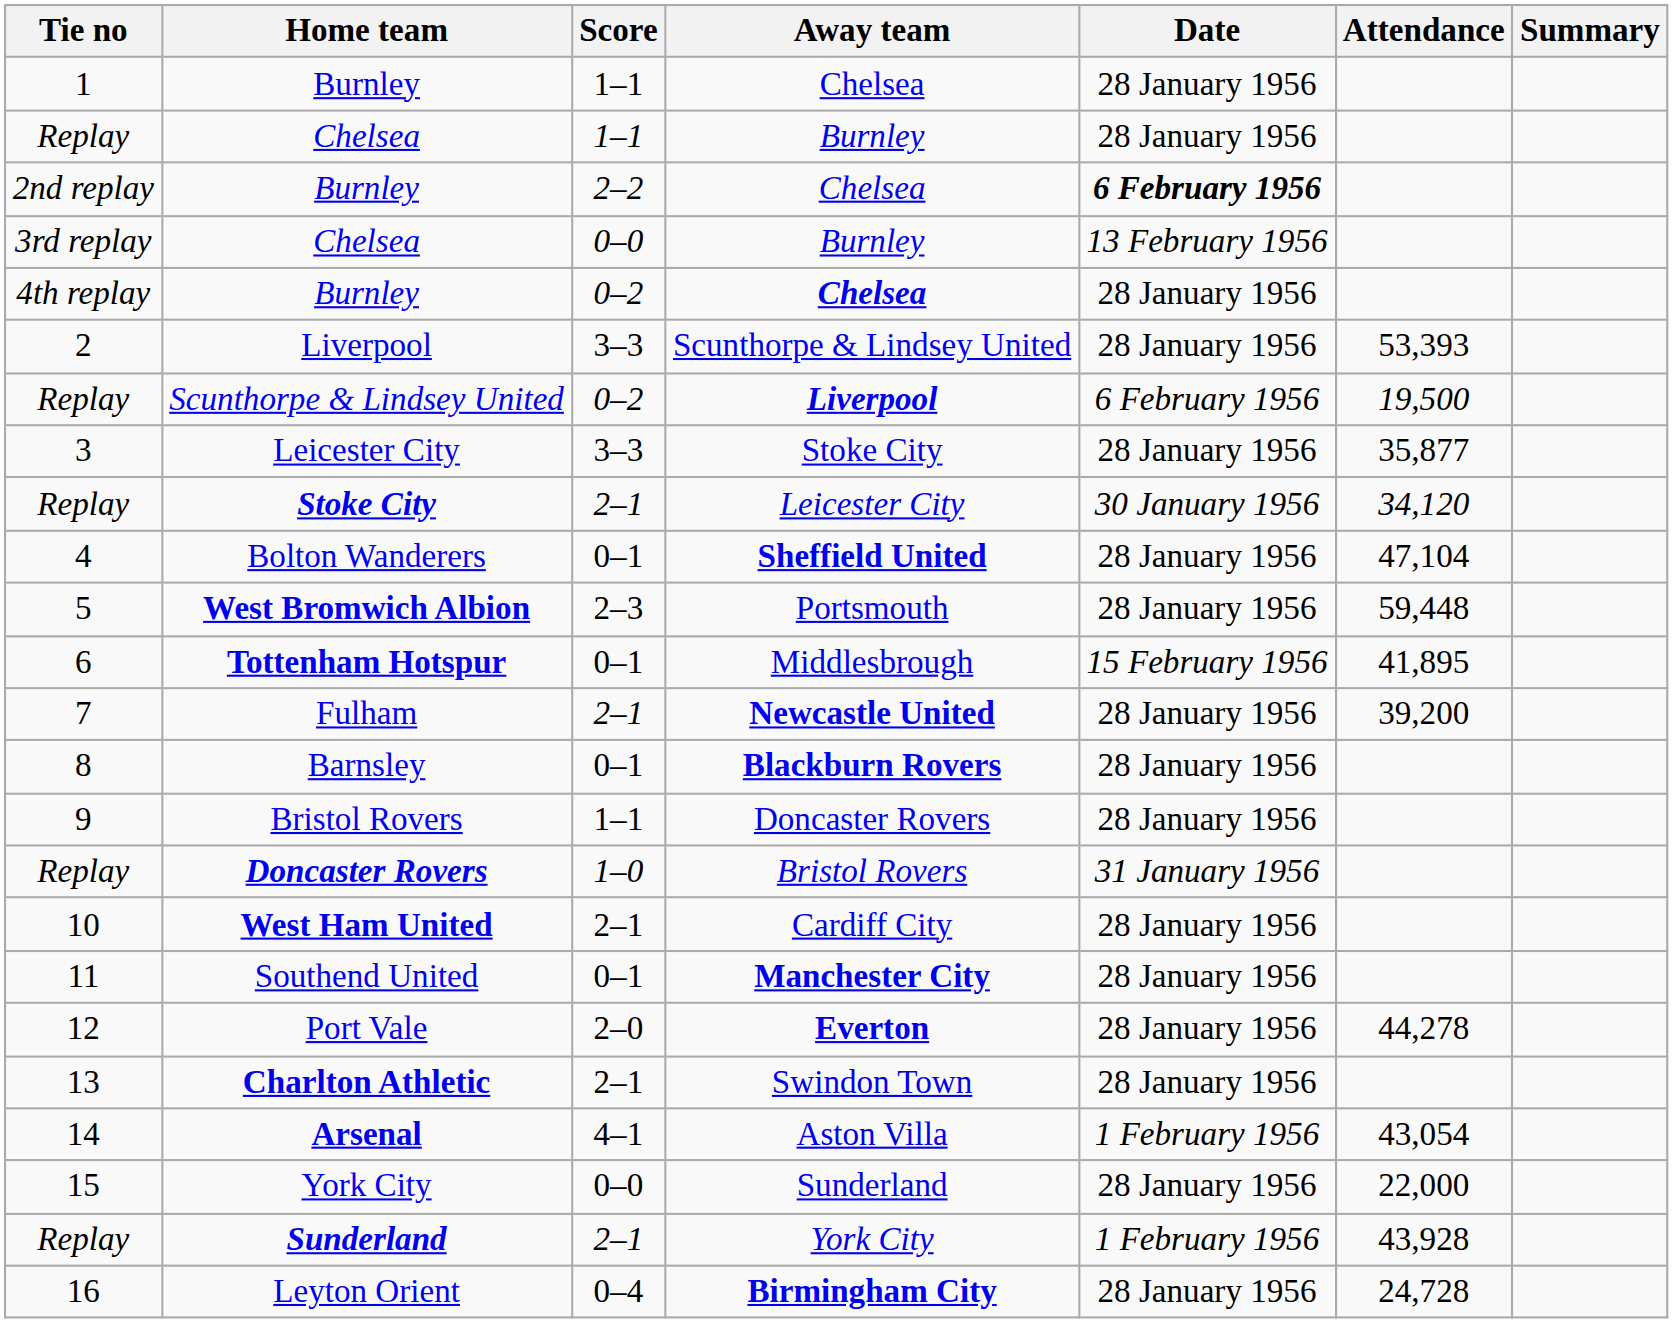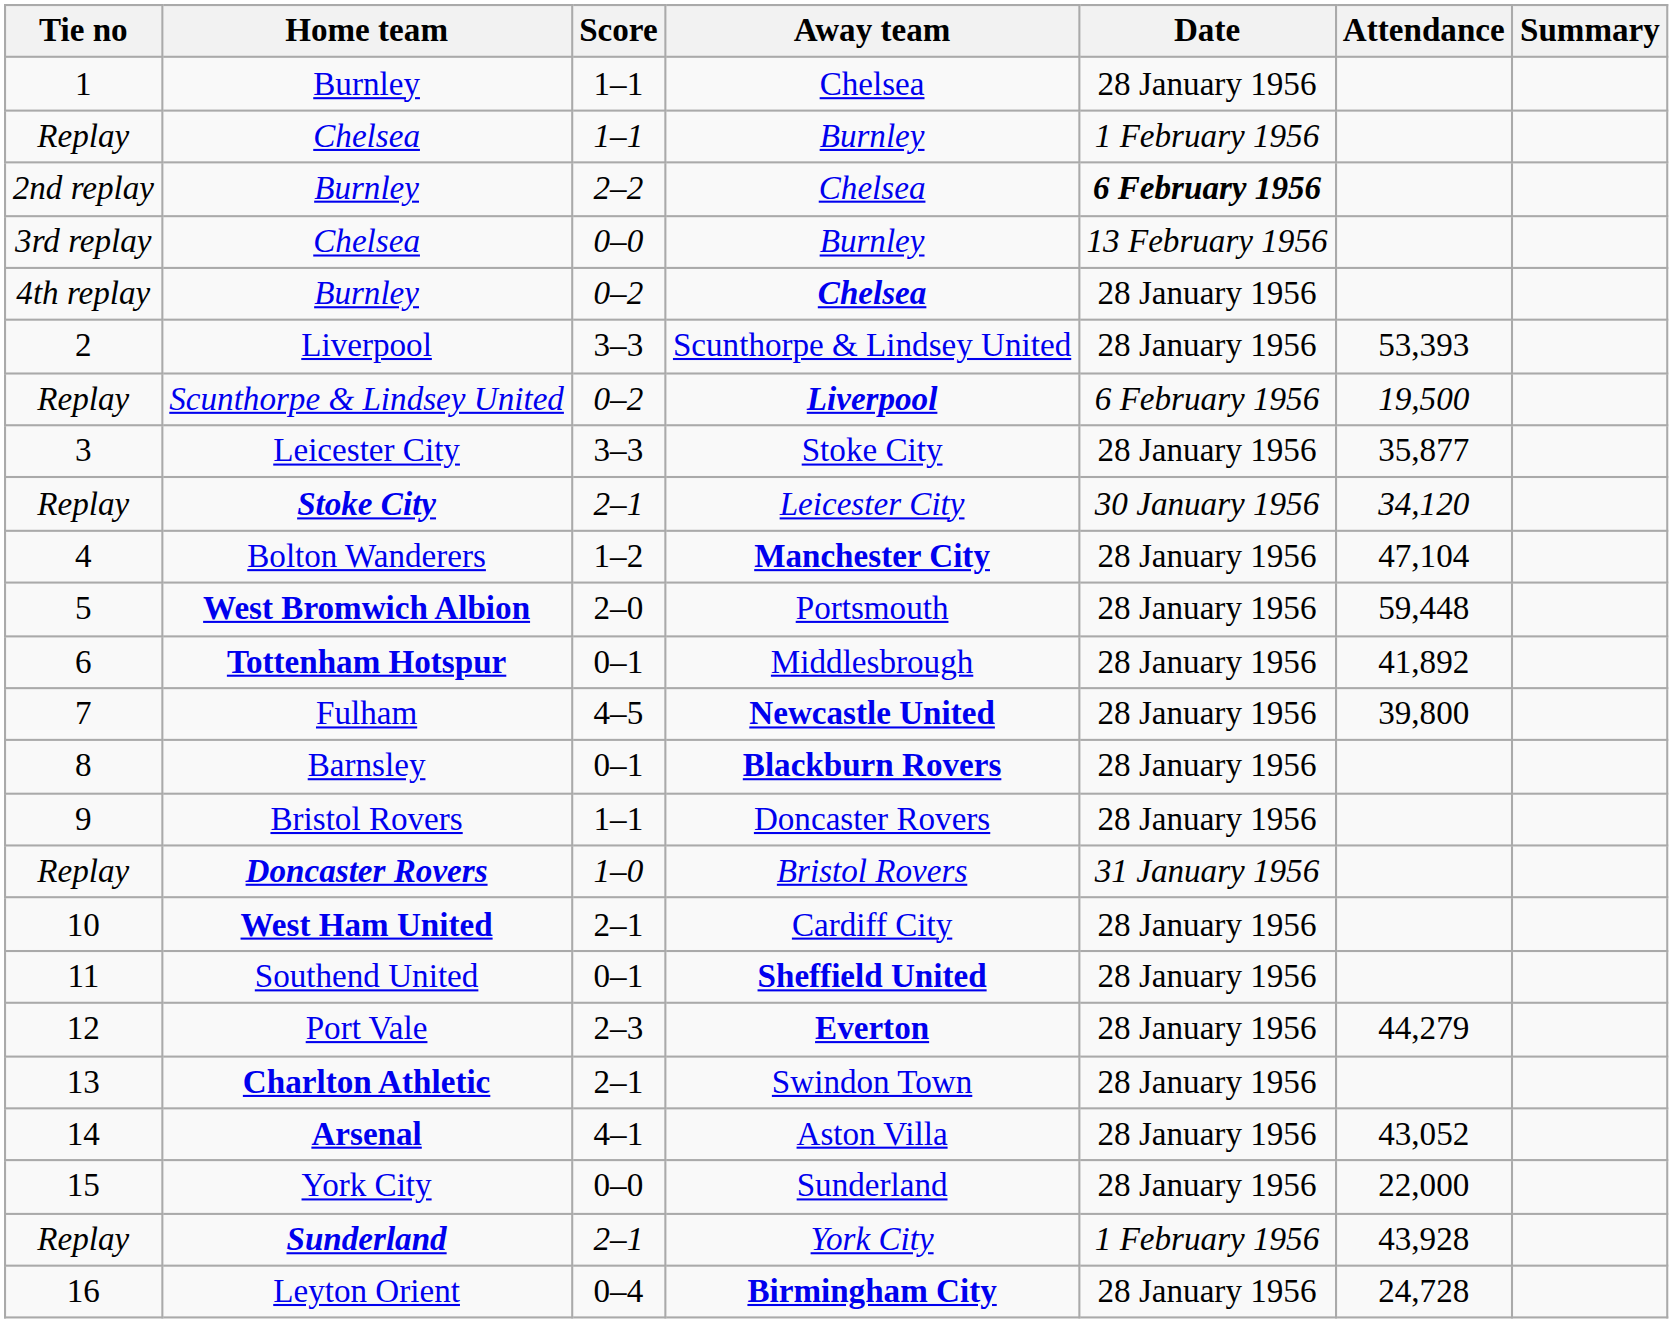(1207, 135) 28 January 1956 -> (1207, 135) 1 February 1956
(618, 556) 0–1 -> (618, 556) 1–2
(872, 556) Sheffield United -> (872, 556) Manchester City
(618, 608) 2–3 -> (618, 608) 2–0
(1207, 661) 15 February 1956 -> (1207, 661) 28 January 1956
(1424, 661) 41,895 -> (1424, 661) 41,892
(618, 713) 2–1 -> (618, 713) 4–5
(1424, 713) 39,200 -> (1424, 713) 39,800
(872, 976) Manchester City -> (872, 976) Sheffield United
(618, 1028) 2–0 -> (618, 1028) 2–3
(1424, 1028) 44,278 -> (1424, 1028) 44,279
(1207, 1133) 1 February 1956 -> (1207, 1133) 28 January 1956
(1424, 1133) 43,054 -> (1424, 1133) 43,052
